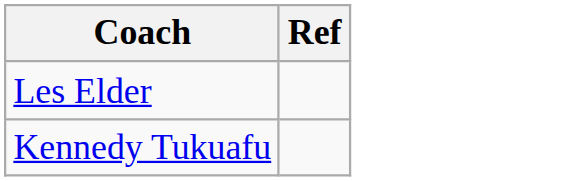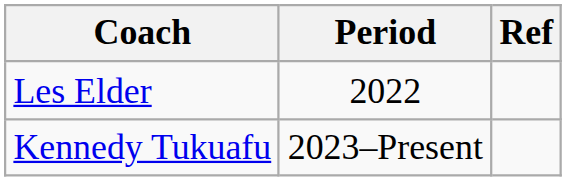+ column: (385, 32)
